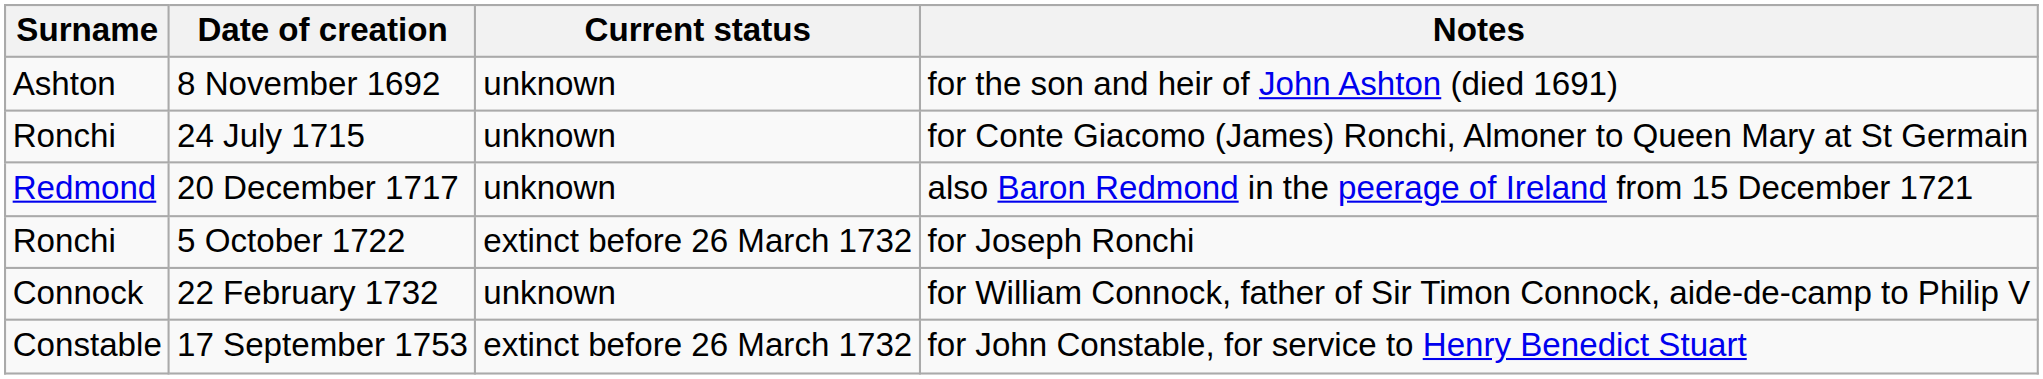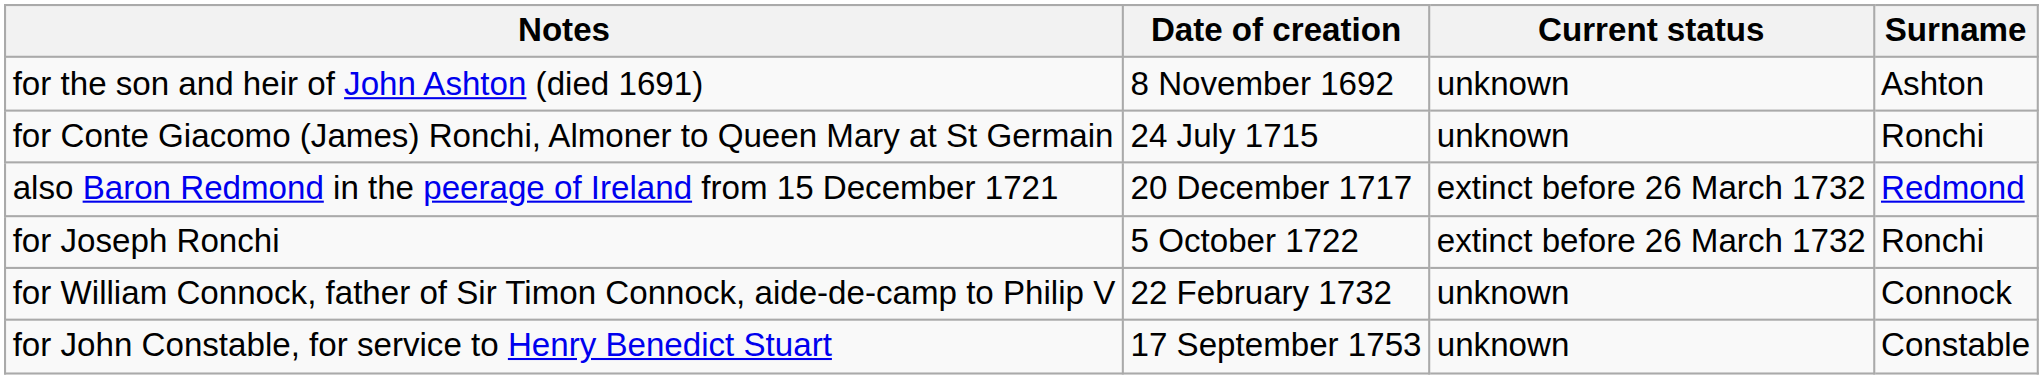columns swapped: (87, 30) <-> (1479, 30)
(550, 188) unknown -> (1651, 188) extinct before 26 March 1732
(698, 345) extinct before 26 March 1732 -> (1503, 345) unknown
